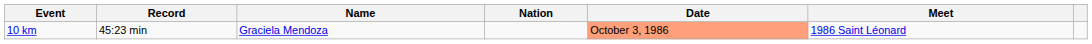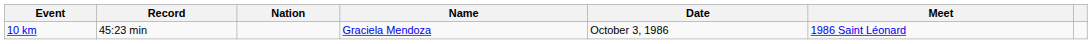columns swapped: (361, 13) <-> (536, 13)
(629, 31) lightsalmon background -> (629, 31) no background
